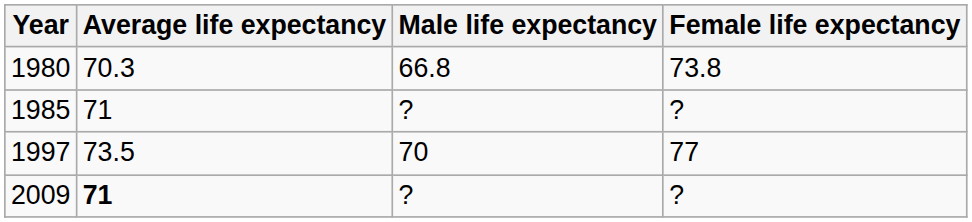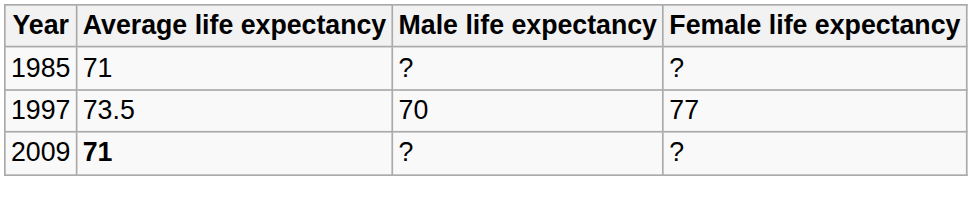- row: (41, 68)
